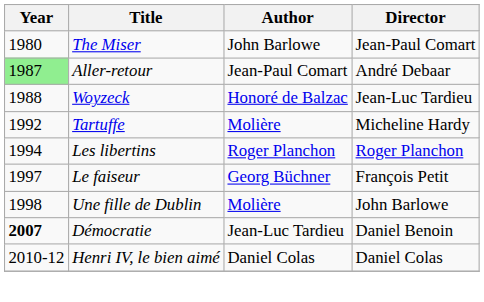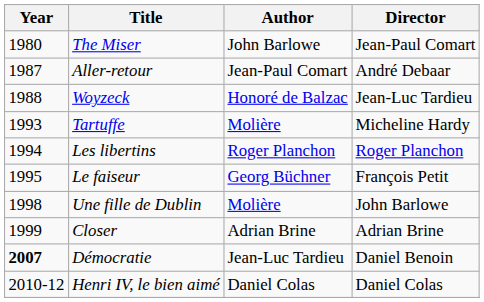(25, 71) lightgreen background -> (25, 71) no background
(25, 124) 1992 -> (25, 124) 1993
(25, 177) 1997 -> (25, 177) 1995
+ row: (95, 230)
